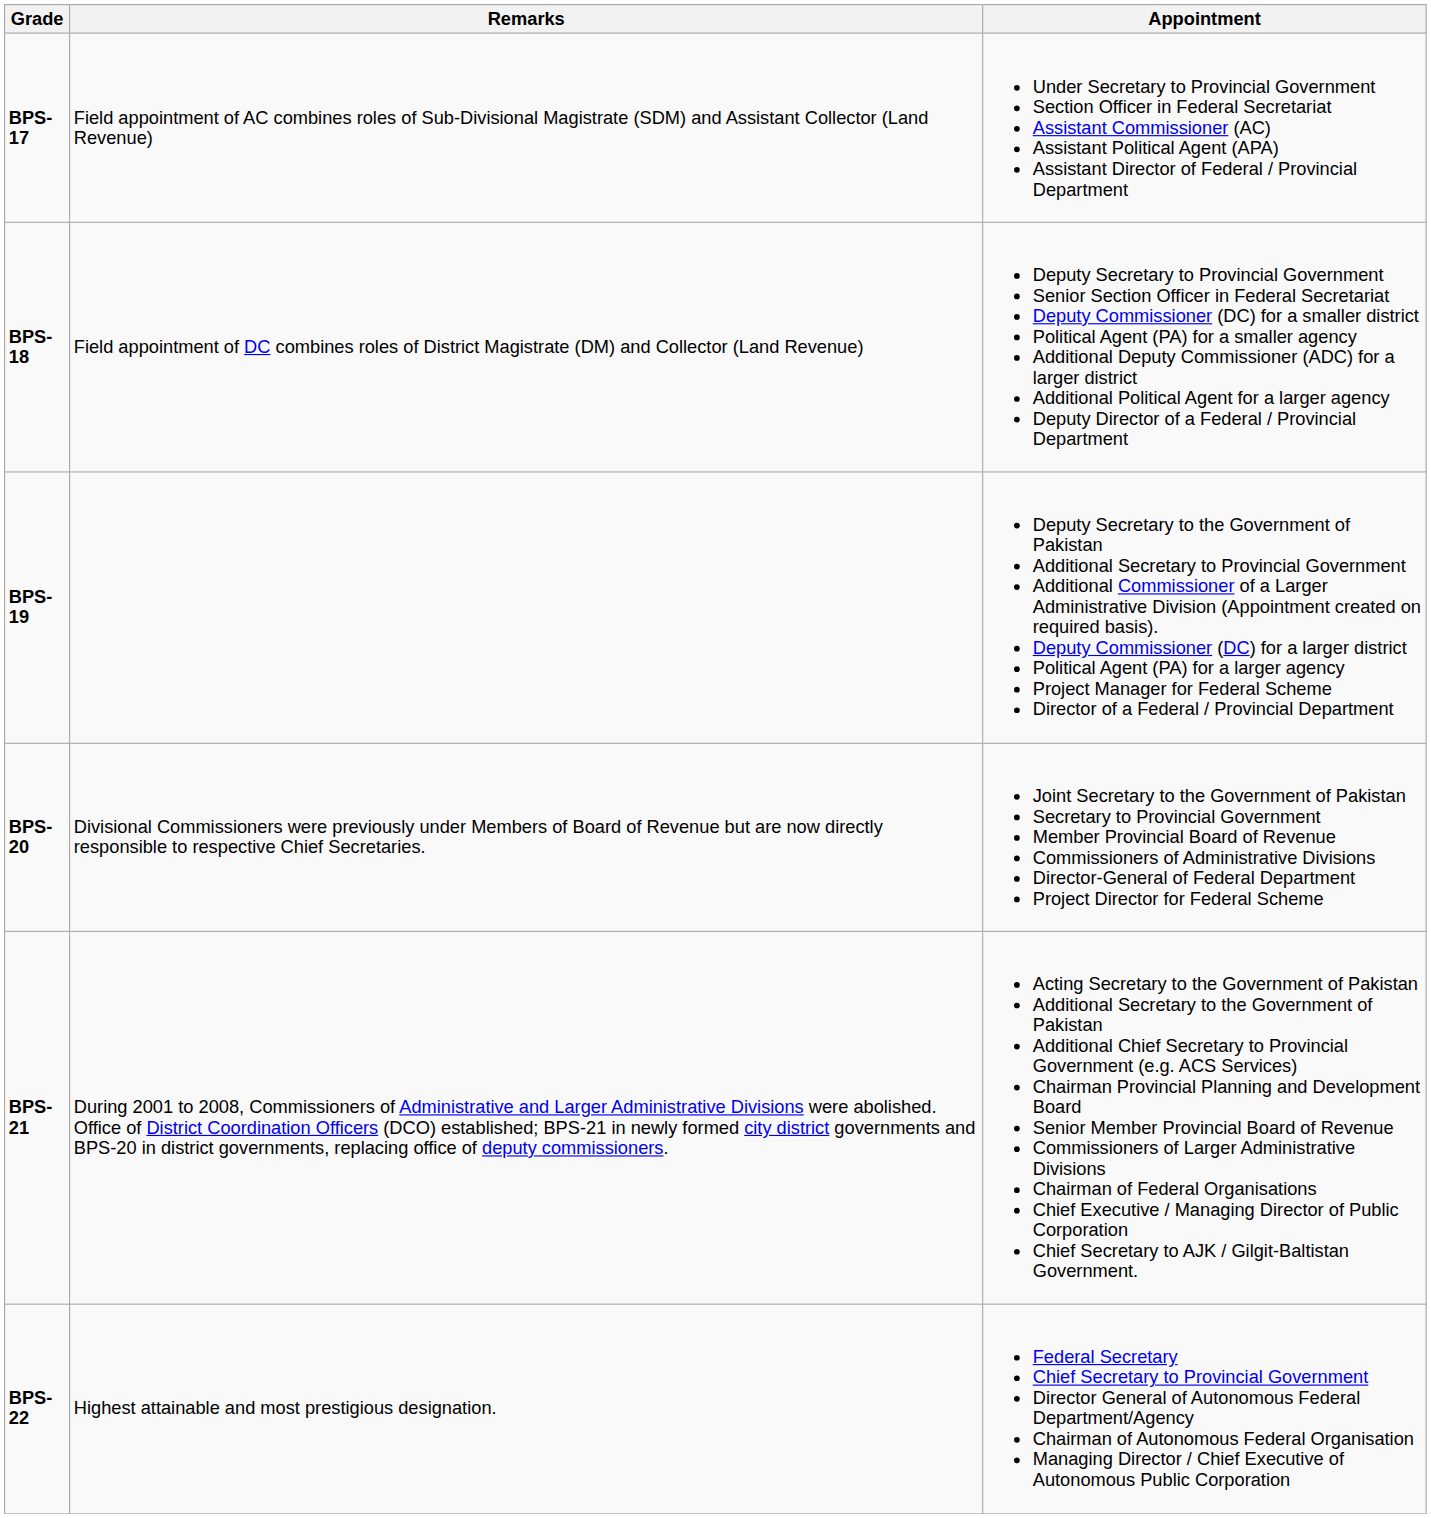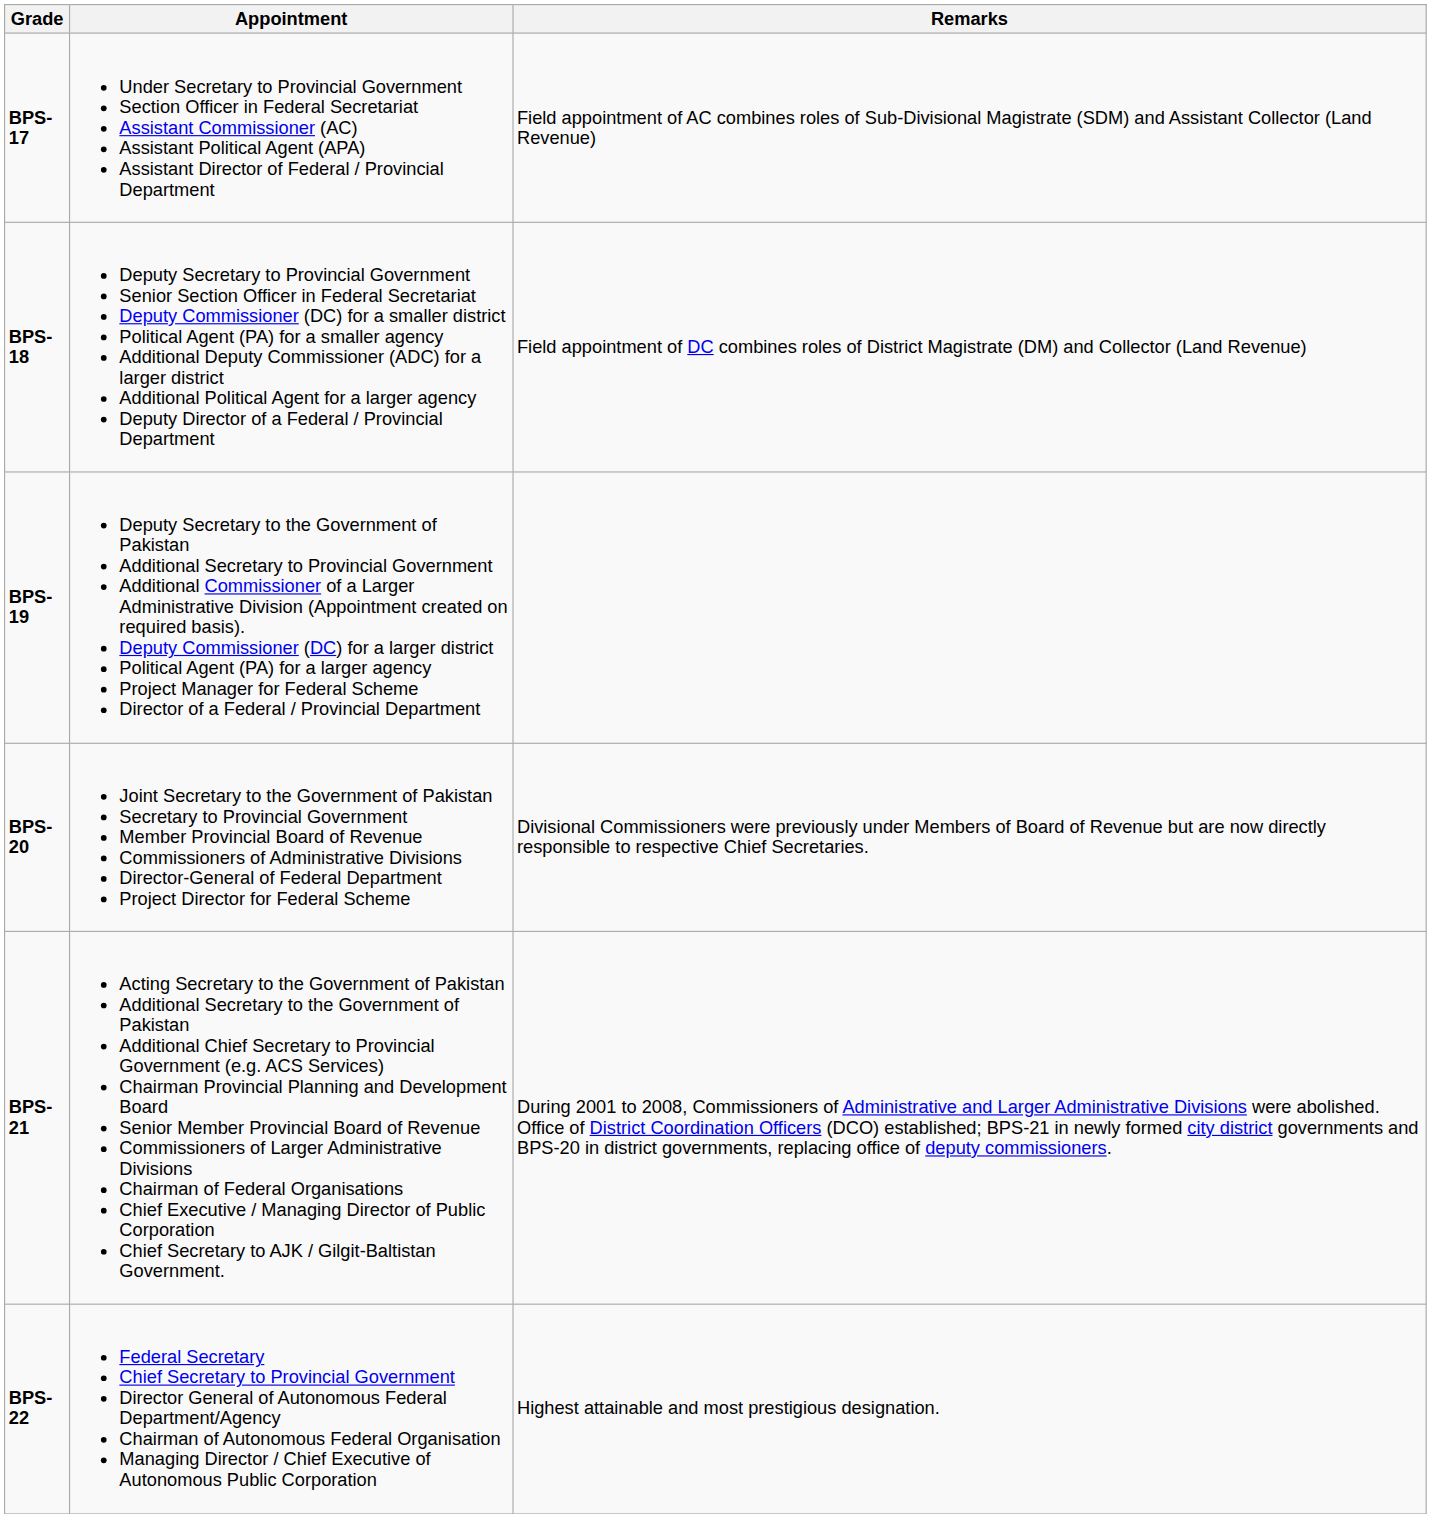columns swapped: (1205, 18) <-> (526, 18)
